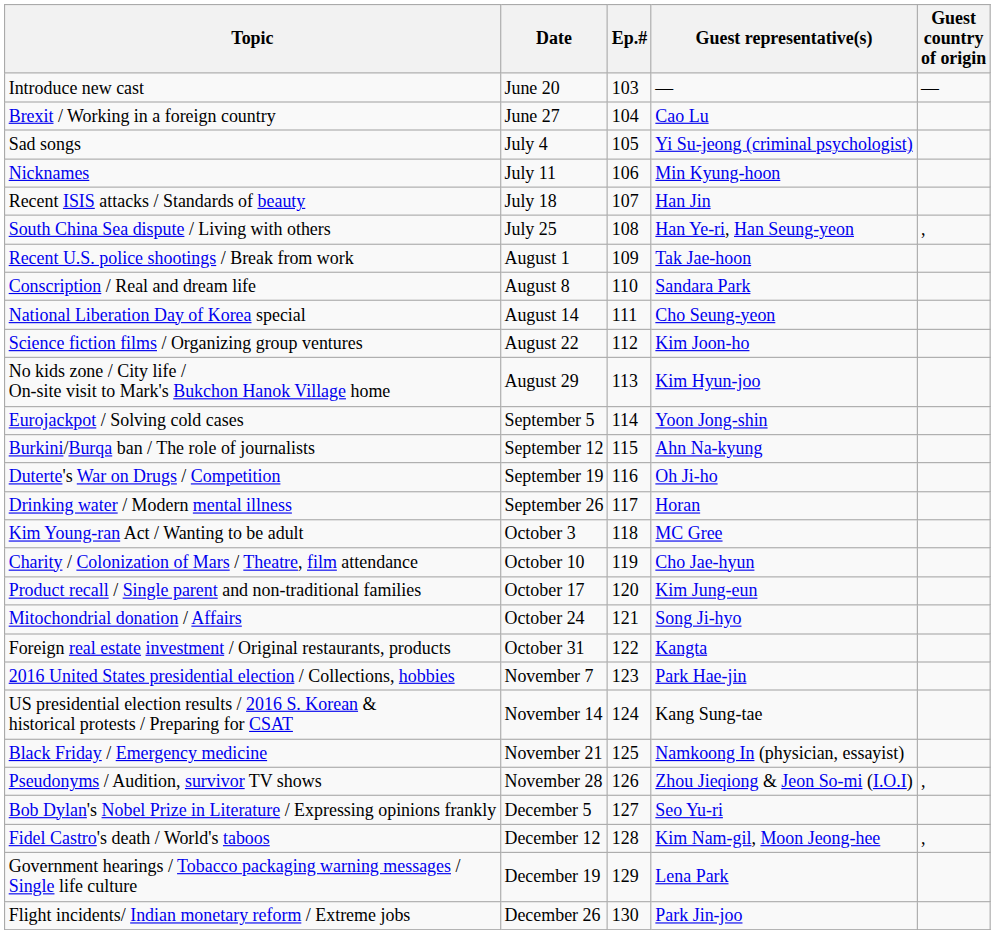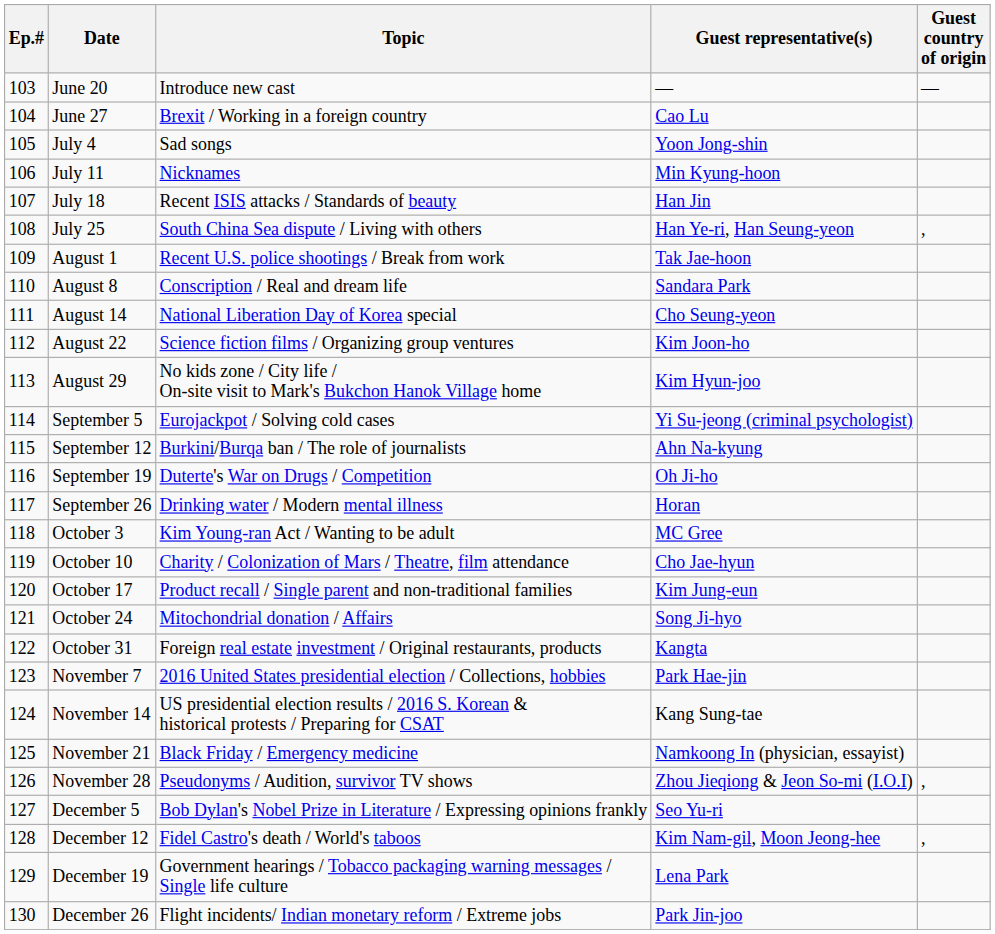columns swapped: (629, 38) <-> (252, 38)
(784, 144) Yi Su-jeong (criminal psychologist) -> (711, 144) Yoon Jong-shin
(711, 420) Yoon Jong-shin -> (784, 420) Yi Su-jeong (criminal psychologist)
